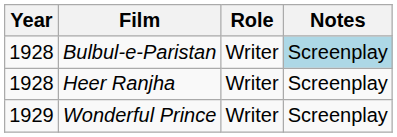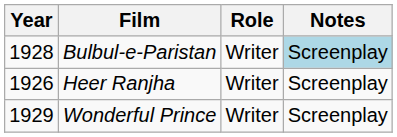(31, 83) 1928 -> (31, 83) 1926
